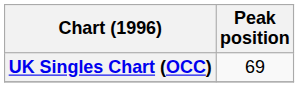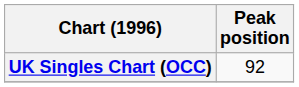(255, 67) 69 -> (255, 67) 92
